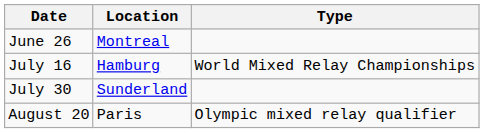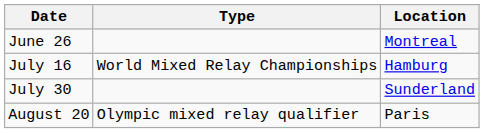columns swapped: (142, 17) <-> (335, 17)
